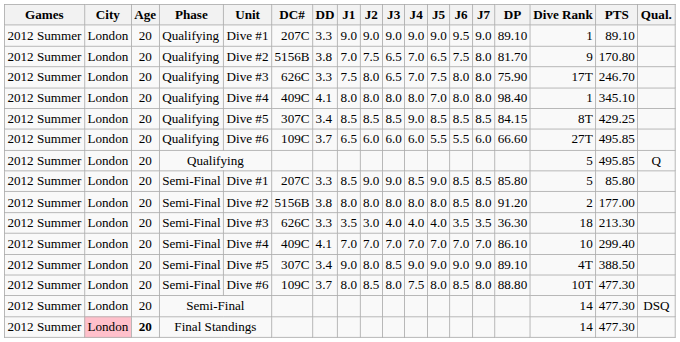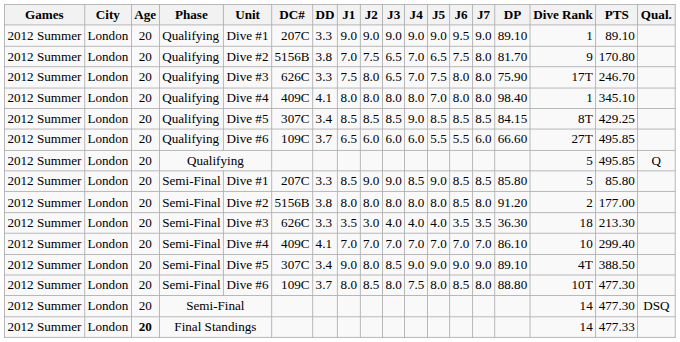(108, 327) pink background -> (108, 327) no background
(617, 327) 477.30 -> (617, 327) 477.33
